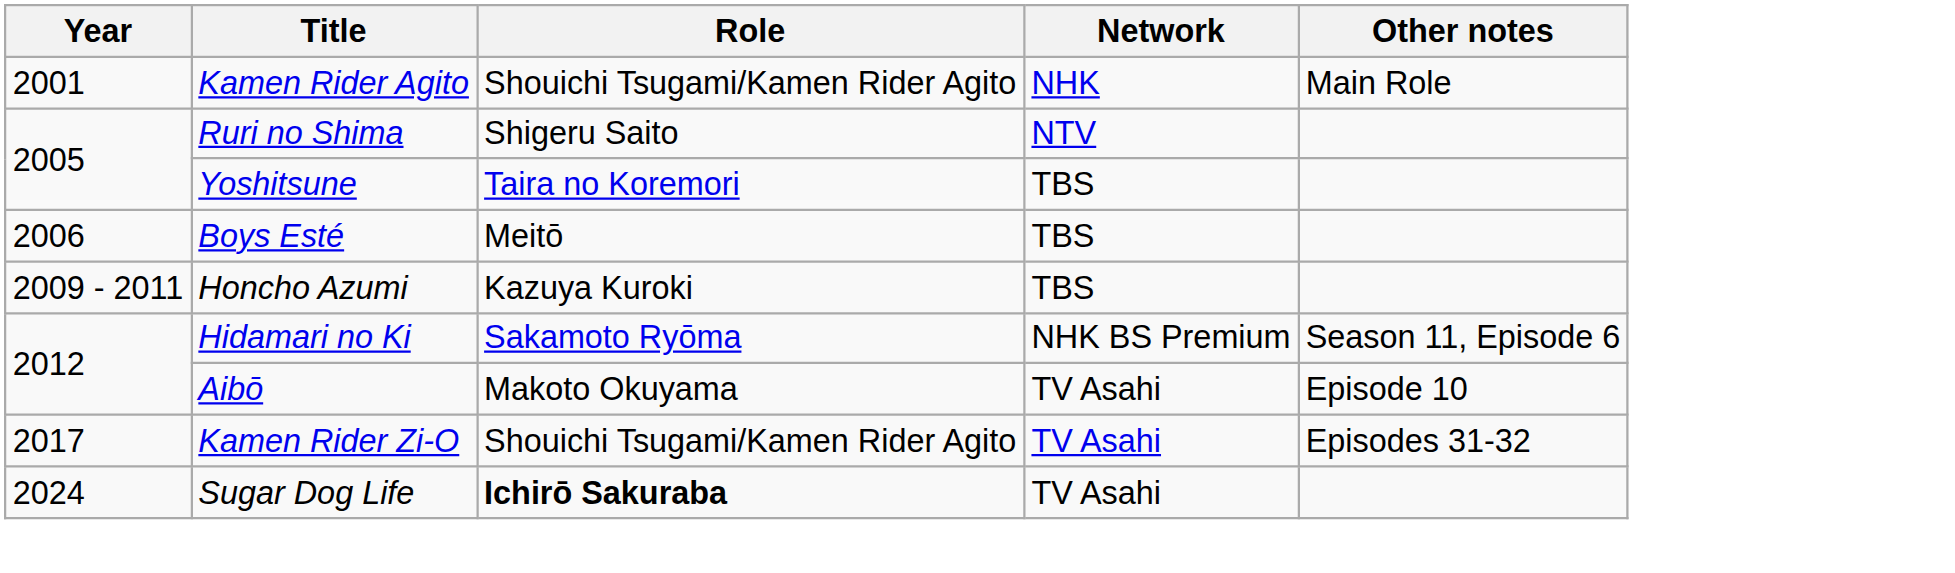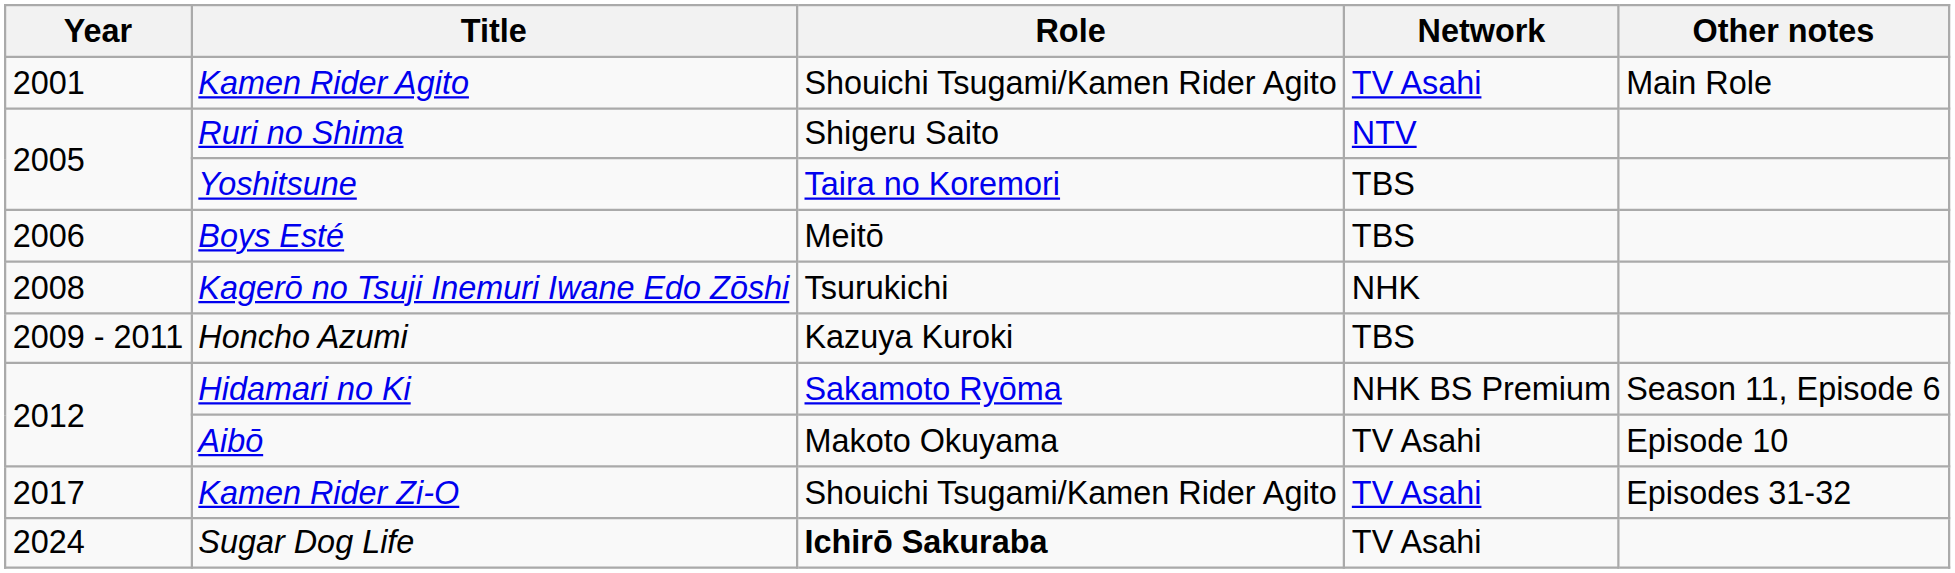(1066, 82) NHK -> (1417, 82) TV Asahi
+ row: (494, 287)
